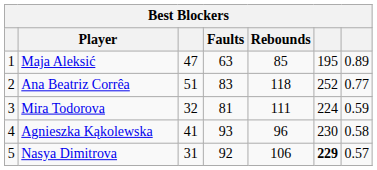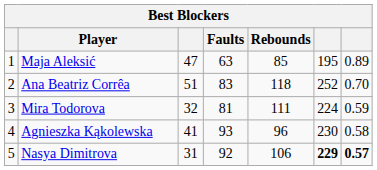(357, 85) 0.77 -> (357, 85) 0.70
(357, 154) normal -> (357, 154) bold
